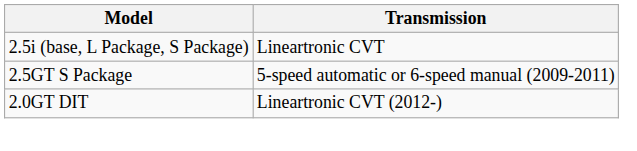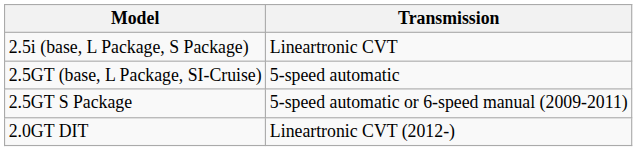+ row: (135, 74)
